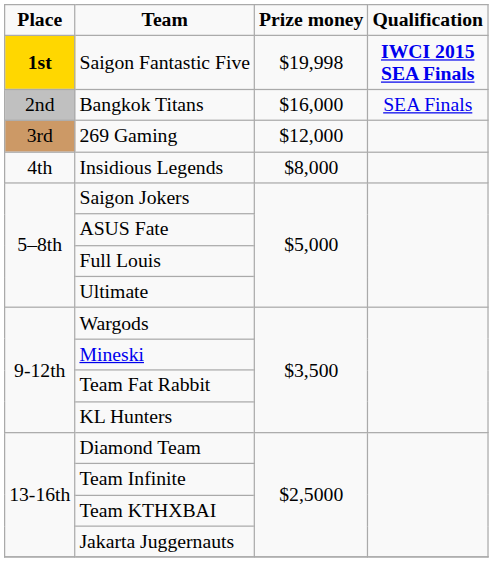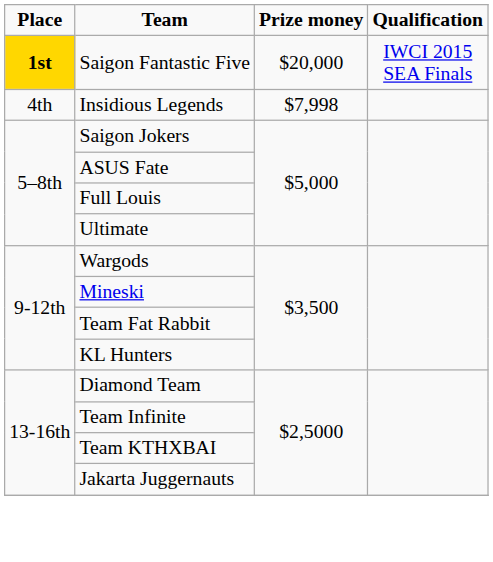(311, 62) $19,998 -> (311, 62) $20,000
(428, 62) bold -> (428, 62) normal
- row: (142, 104)
- row: (128, 135)
(311, 167) $8,000 -> (311, 104) $7,998
